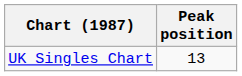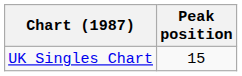(196, 59) 13 -> (196, 59) 15
